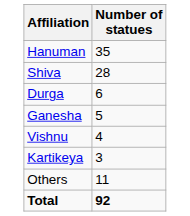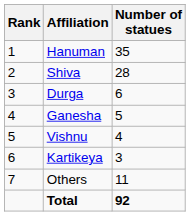+ column: (24, 22)
